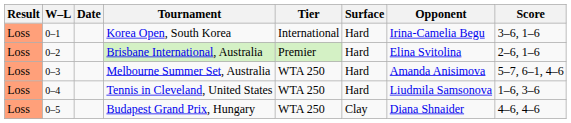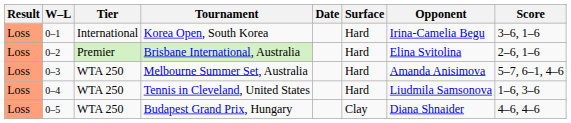columns swapped: (89, 14) <-> (309, 14)
